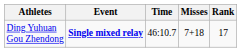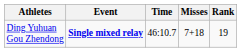(223, 34) 17 -> (223, 34) 19
